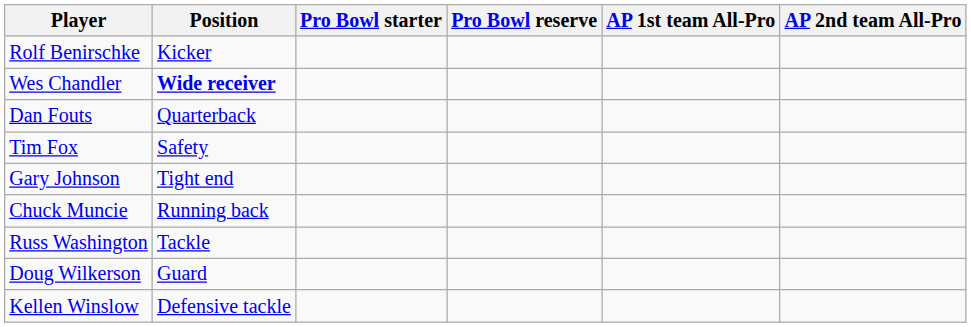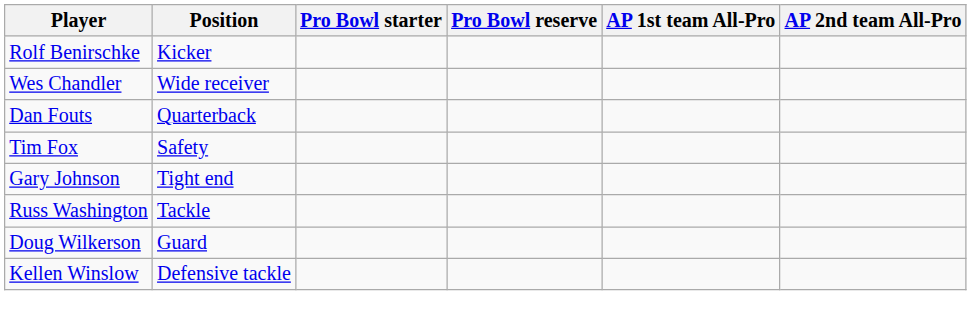(216, 83) bold -> (213, 83) normal
- row: (68, 210)
